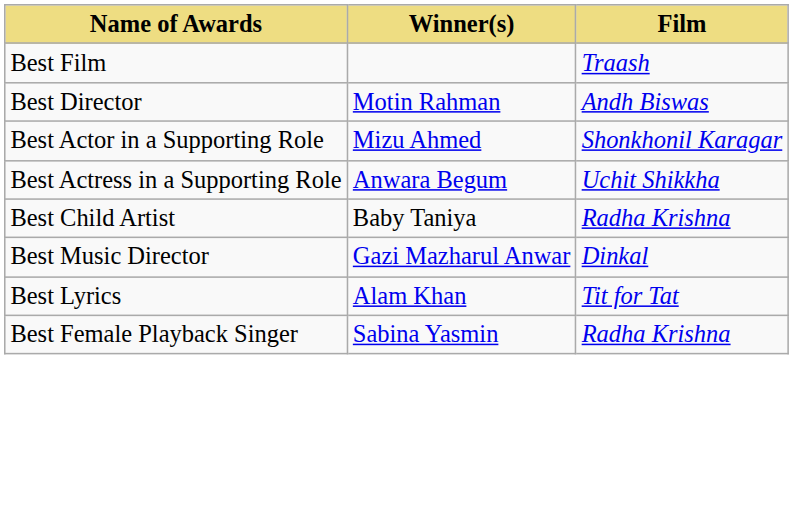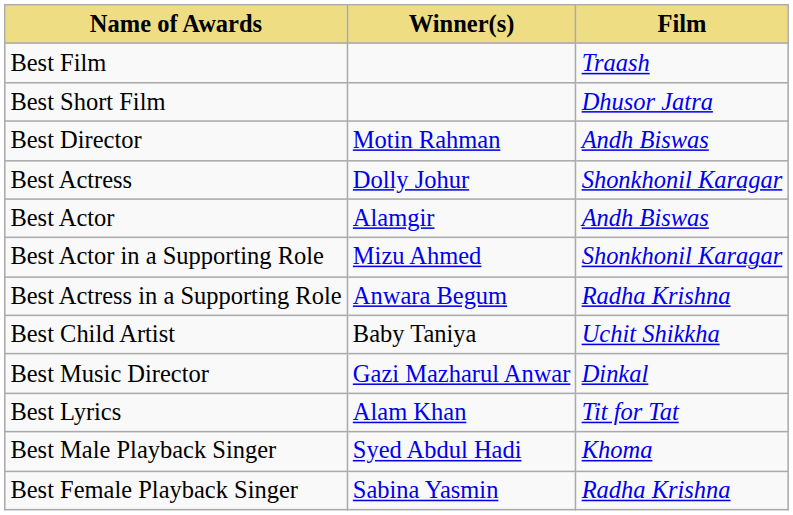+ row: (88, 101)
+ row: (71, 179)
+ row: (62, 218)
(651, 179) Uchit Shikkha -> (656, 295) Radha Krishna
(656, 218) Radha Krishna -> (651, 334) Uchit Shikkha
+ row: (143, 450)
